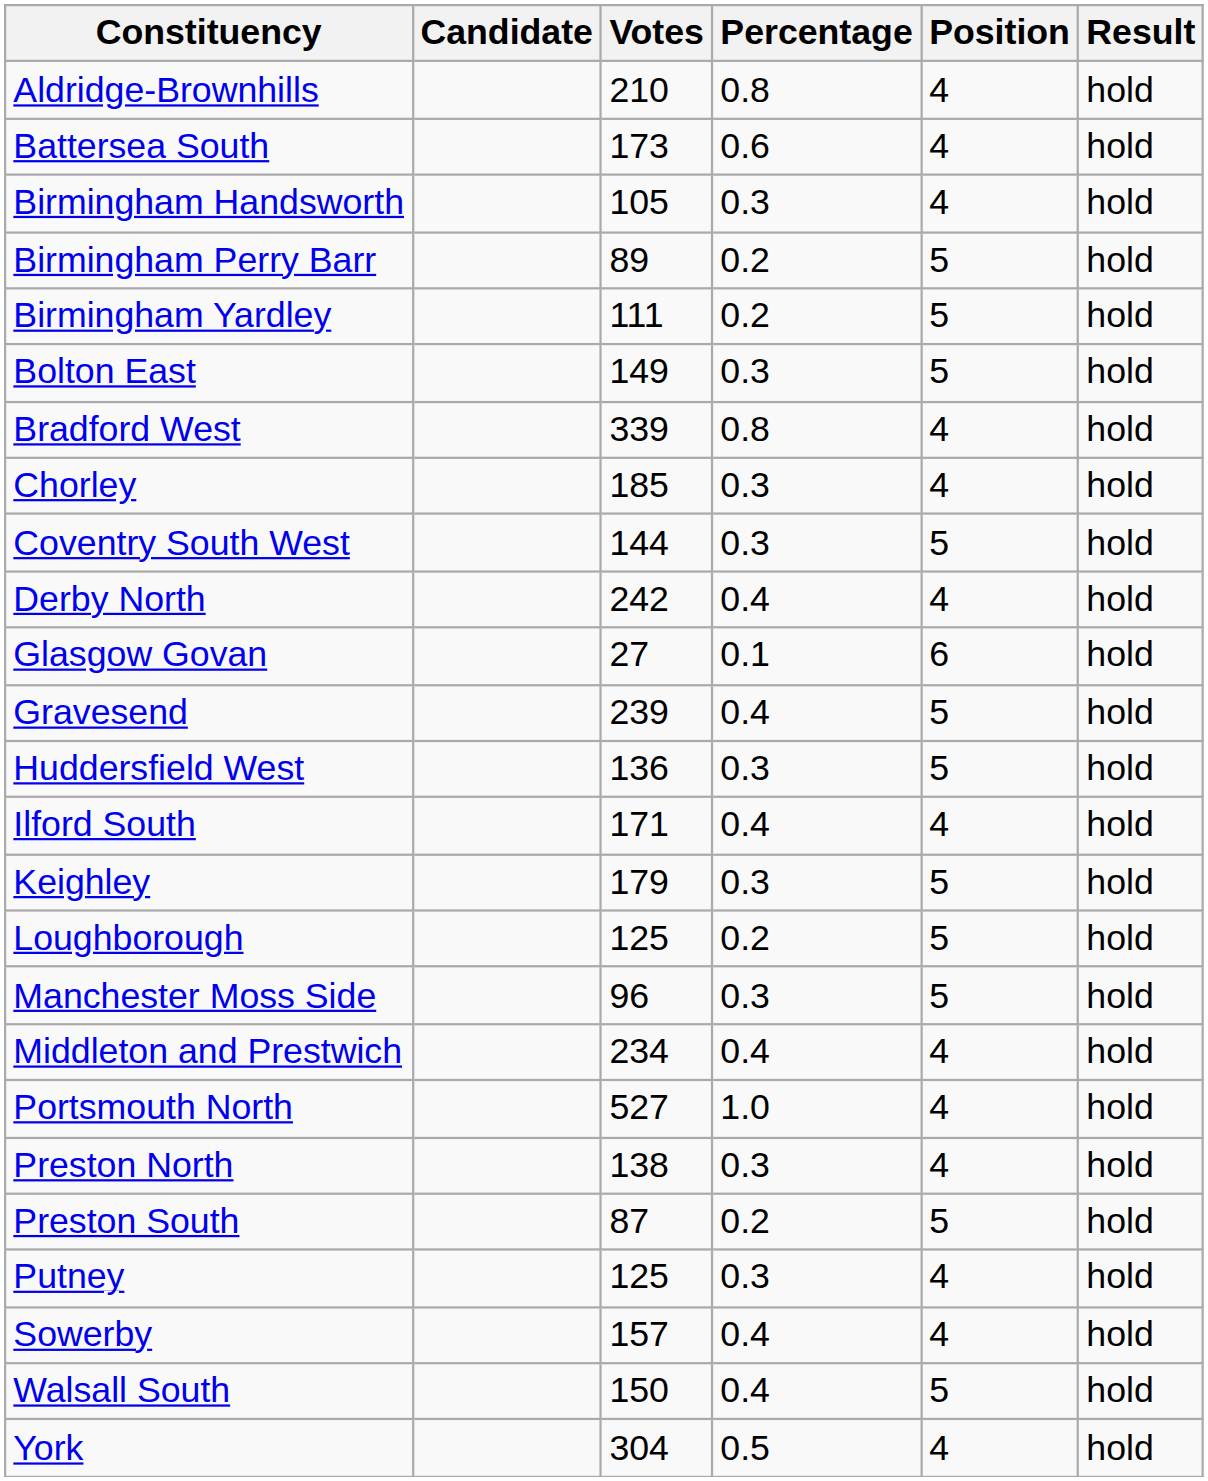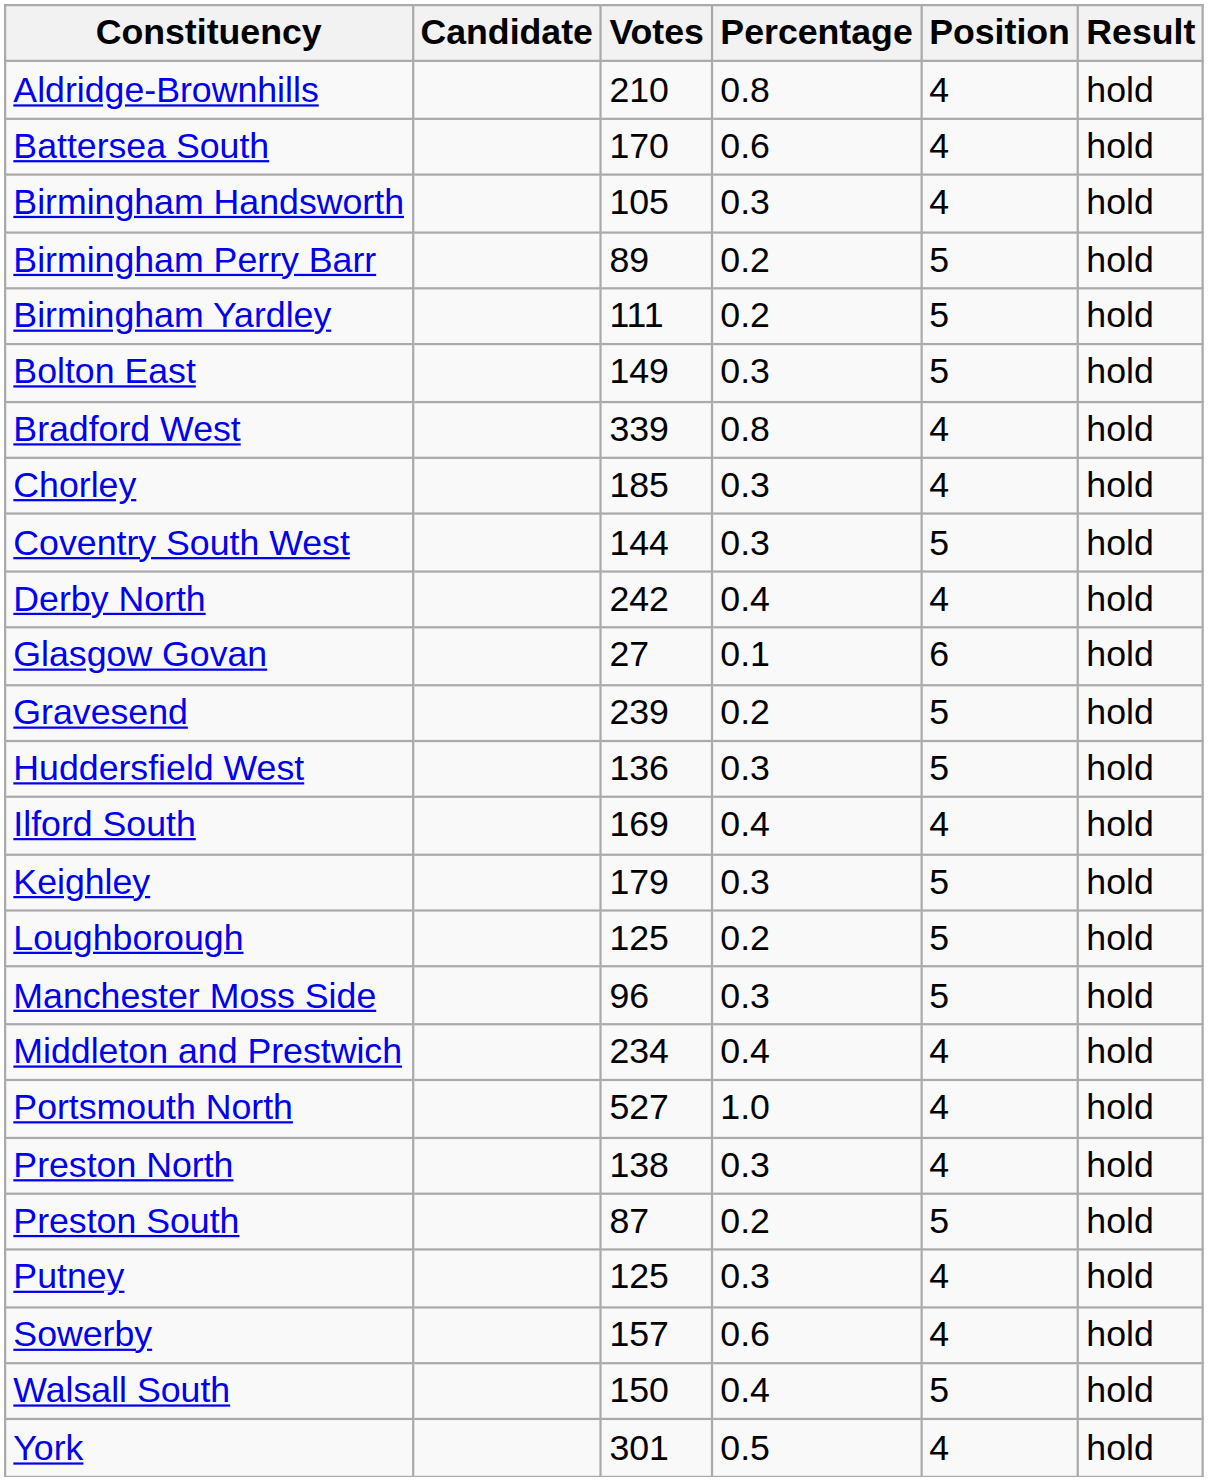(639, 145) 173 -> (639, 145) 170
(745, 711) 0.4 -> (745, 711) 0.2
(639, 825) 171 -> (639, 825) 169
(745, 1334) 0.4 -> (745, 1334) 0.6
(639, 1447) 304 -> (639, 1447) 301
